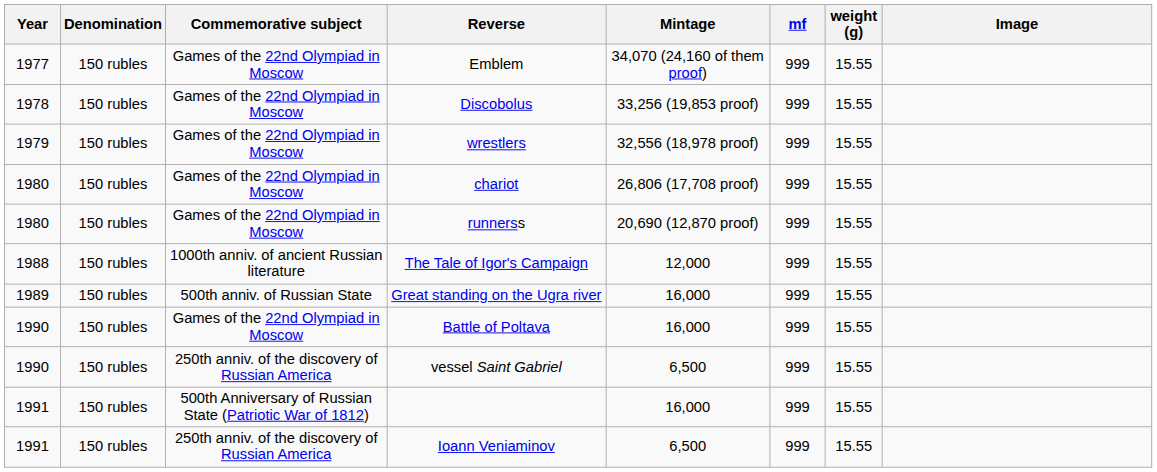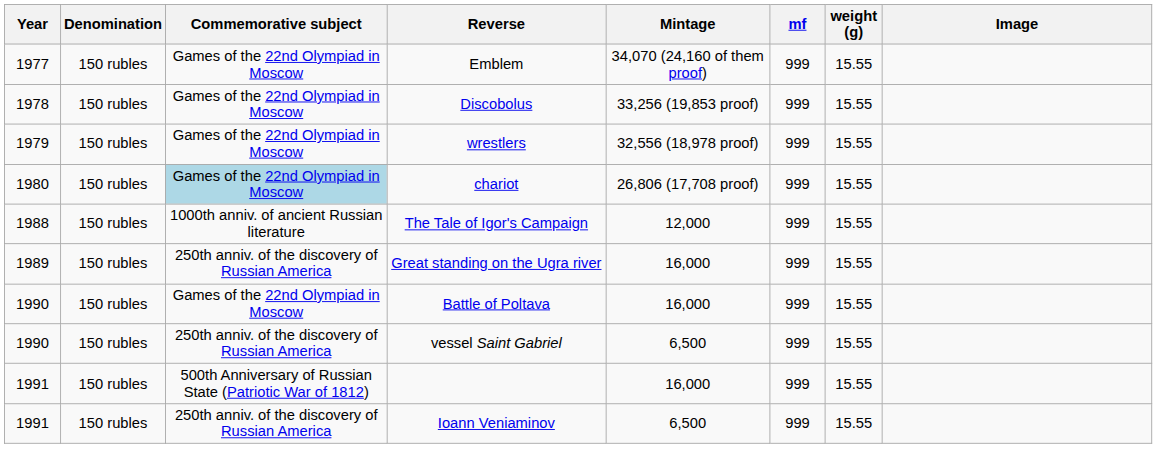(276, 184) no background -> (276, 184) lightblue background
- row: (496, 223)
(276, 295) 500th anniv. of Russian State -> (276, 263) 250th anniv. of the discovery of Russian America
